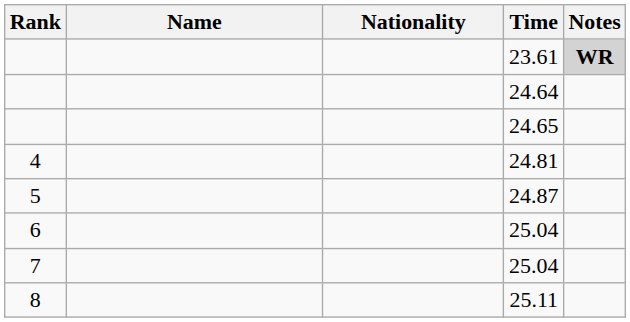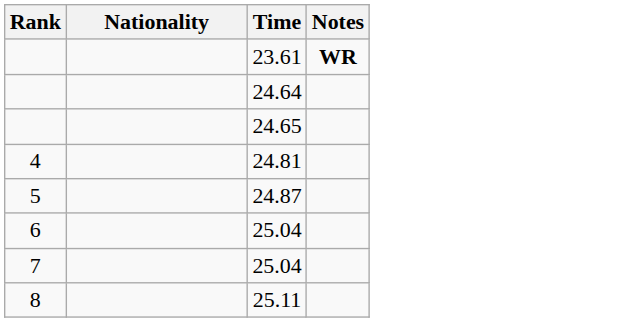- column: (194, 21)
(595, 56) lightgrey background -> (338, 56) no background
